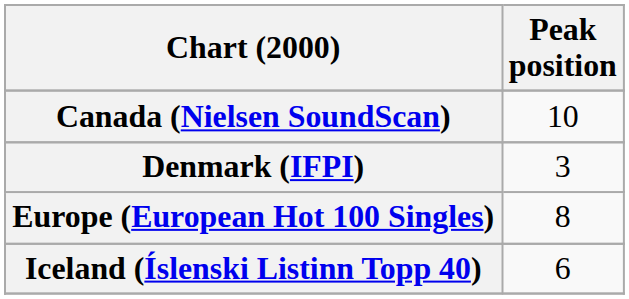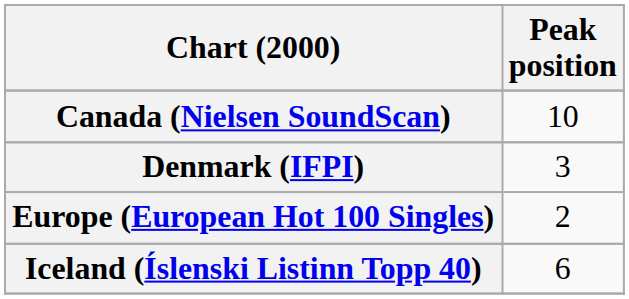(563, 217) 8 -> (563, 217) 2
